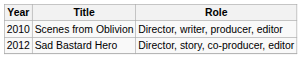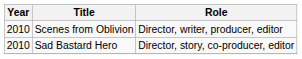(18, 45) 2012 -> (18, 45) 2010
